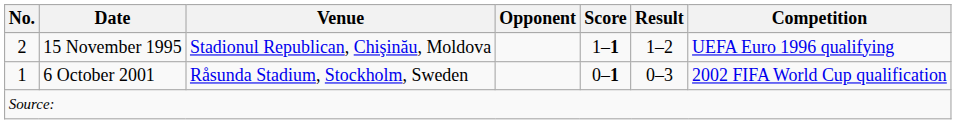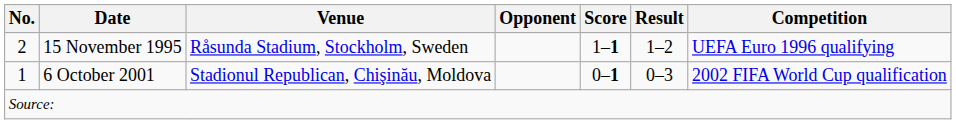(341, 47) Stadionul Republican, Chişinău, Moldova -> (329, 47) Råsunda Stadium, Stockholm, Sweden
(329, 75) Råsunda Stadium, Stockholm, Sweden -> (341, 75) Stadionul Republican, Chişinău, Moldova
